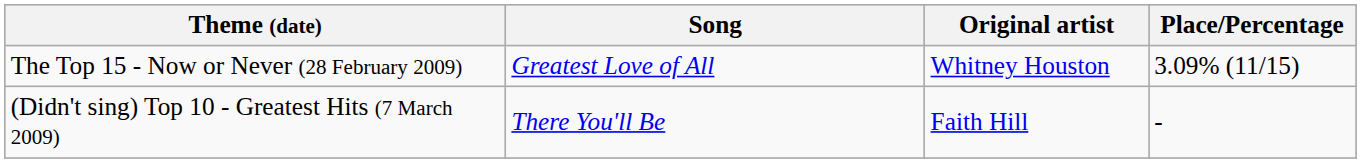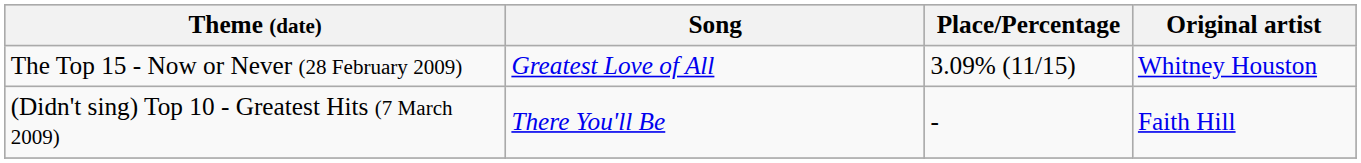columns swapped: (1037, 24) <-> (1252, 24)
